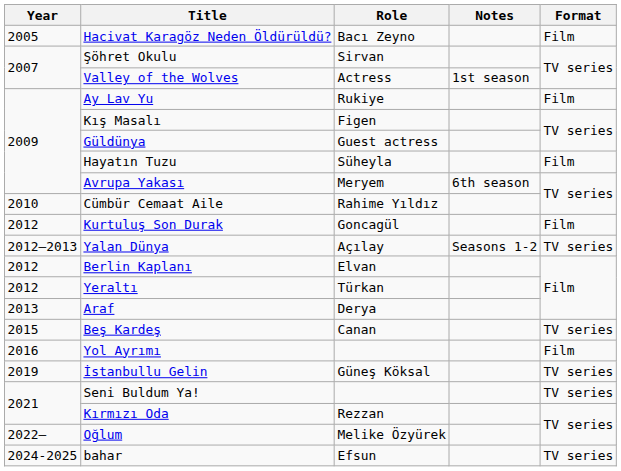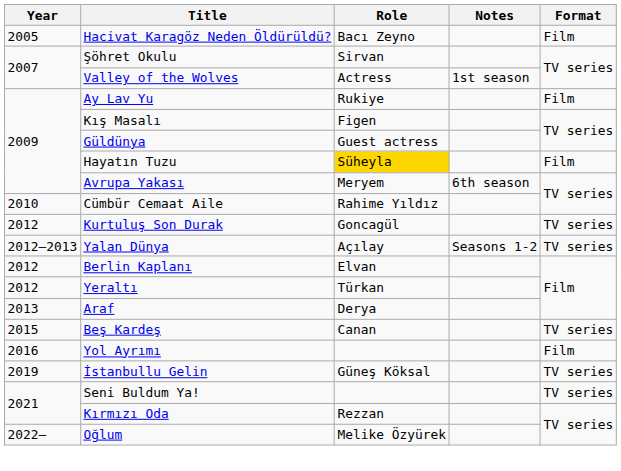(365, 162) no background -> (365, 162) gold background
(559, 225) Film -> (578, 225) TV series
- row: (103, 455)
